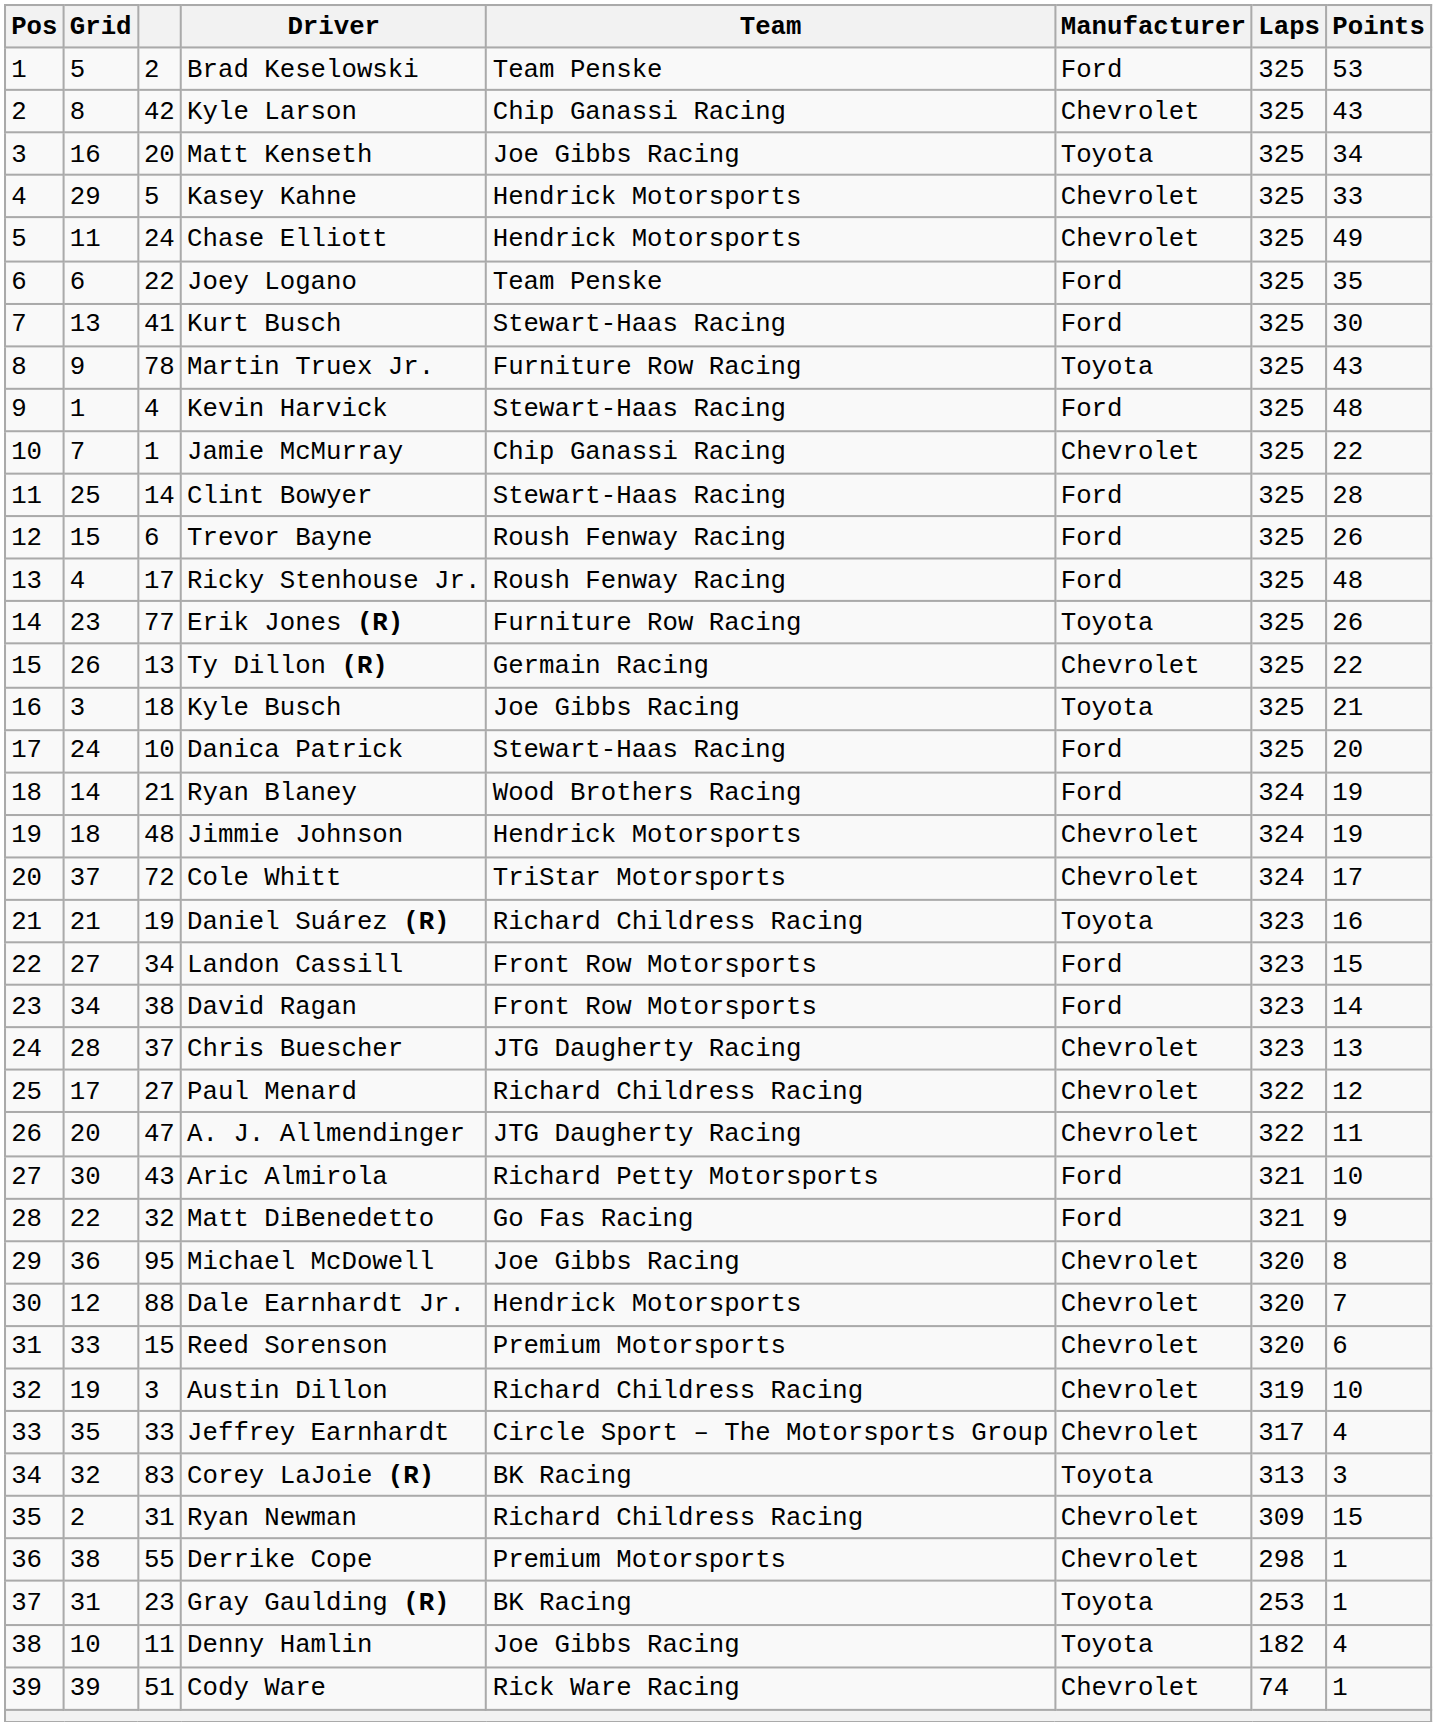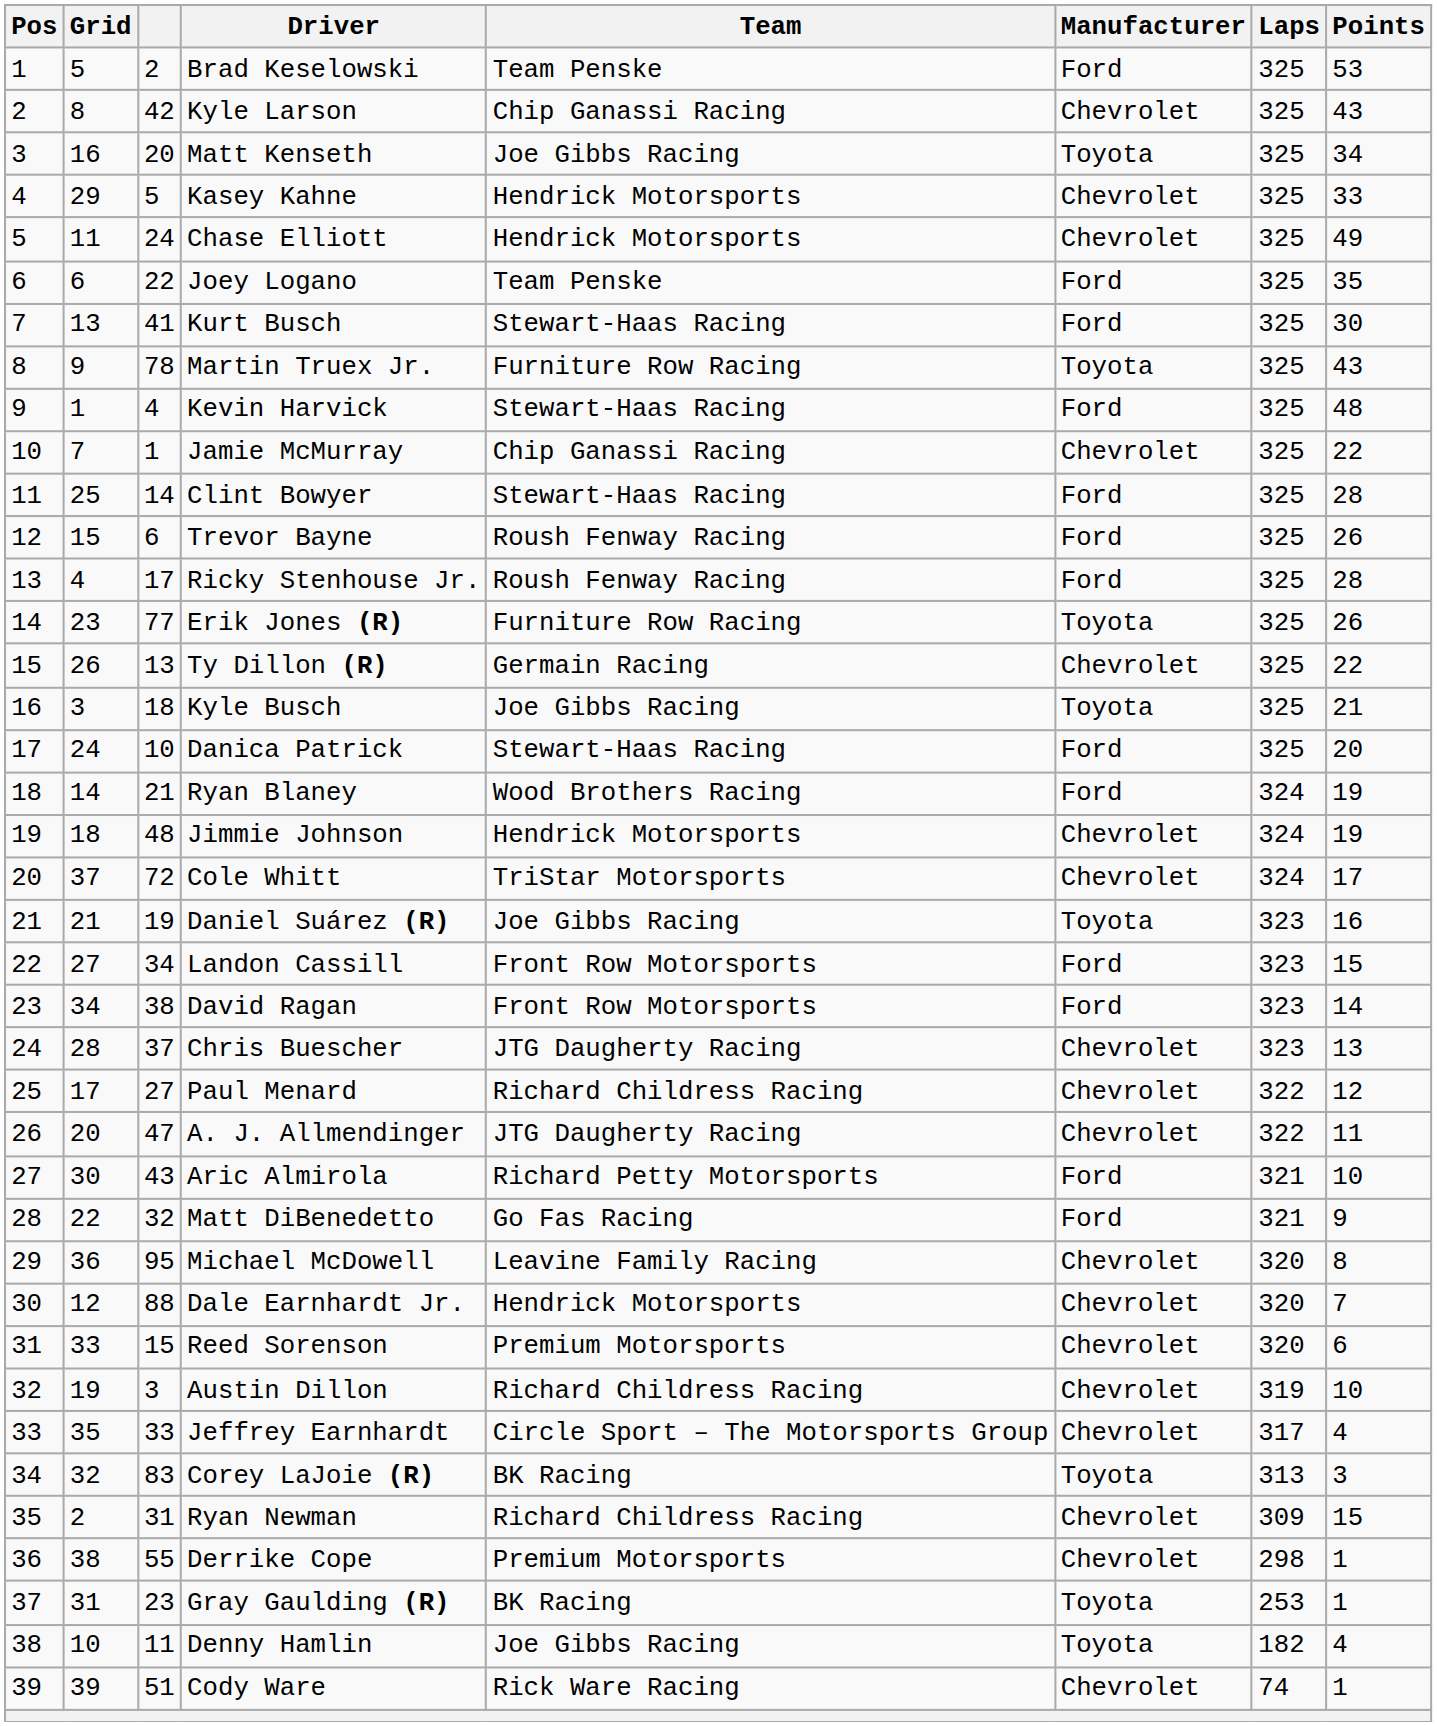(1348, 580) 48 -> (1348, 580) 28
(678, 921) Richard Childress Racing -> (616, 921) Joe Gibbs Racing
(616, 1262) Joe Gibbs Racing -> (655, 1262) Leavine Family Racing
